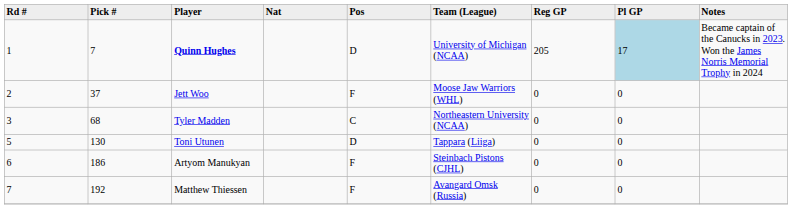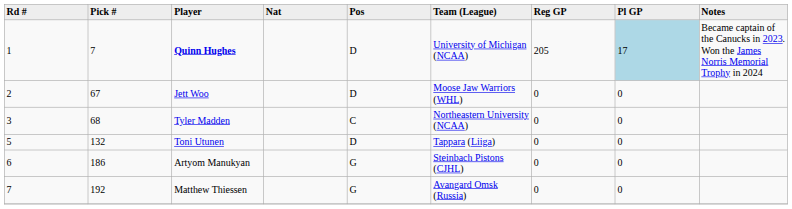(95, 94) 37 -> (95, 94) 67
(352, 94) F -> (353, 94) D
(98, 142) 130 -> (98, 142) 132
(352, 163) F -> (353, 163) G
(352, 190) F -> (353, 190) G
